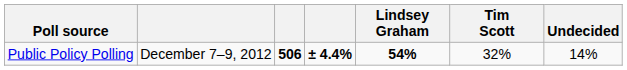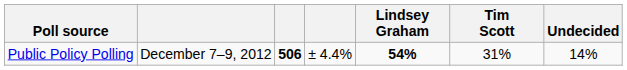(330, 53) bold -> (330, 53) normal
(497, 53) 32% -> (497, 53) 31%
